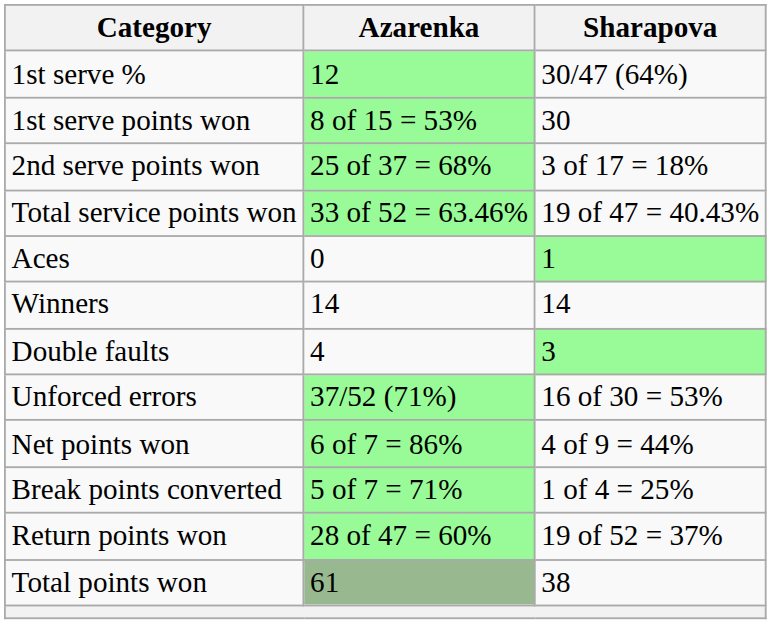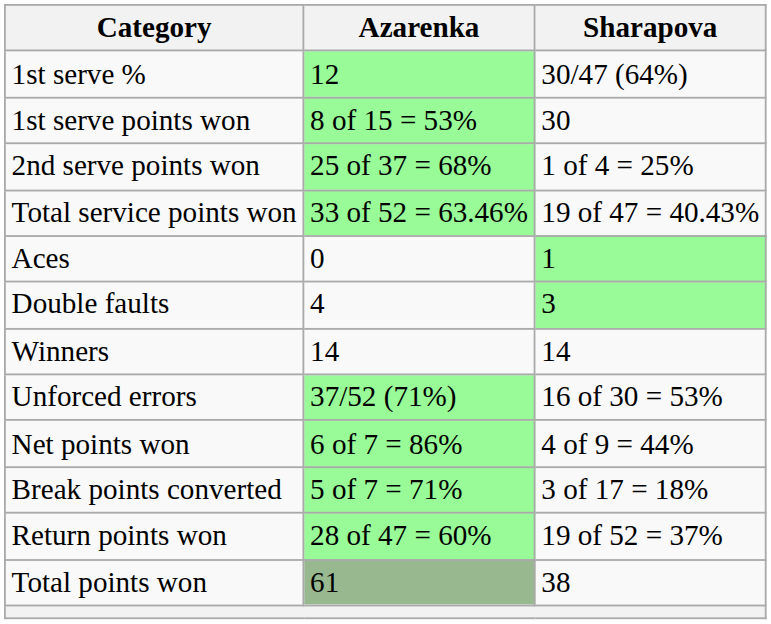(625, 166) 3 of 17 = 18% -> (618, 166) 1 of 4 = 25%
rows swapped: (90, 350) <-> (60, 304)
(618, 489) 1 of 4 = 25% -> (625, 489) 3 of 17 = 18%
